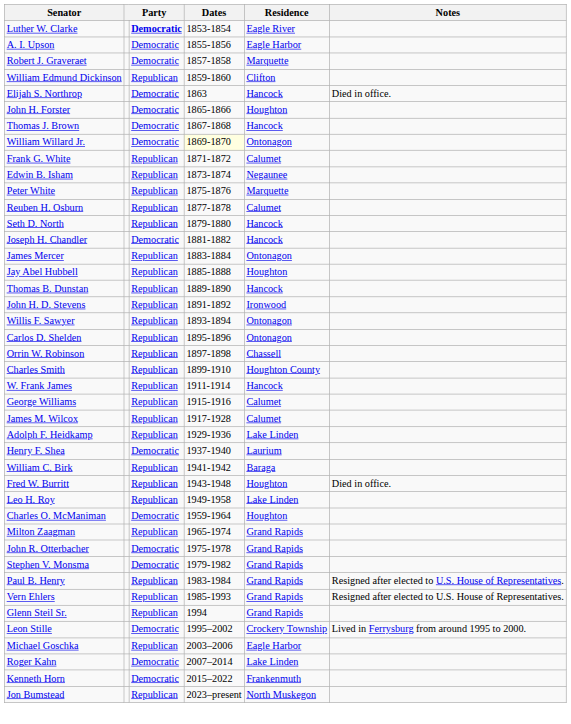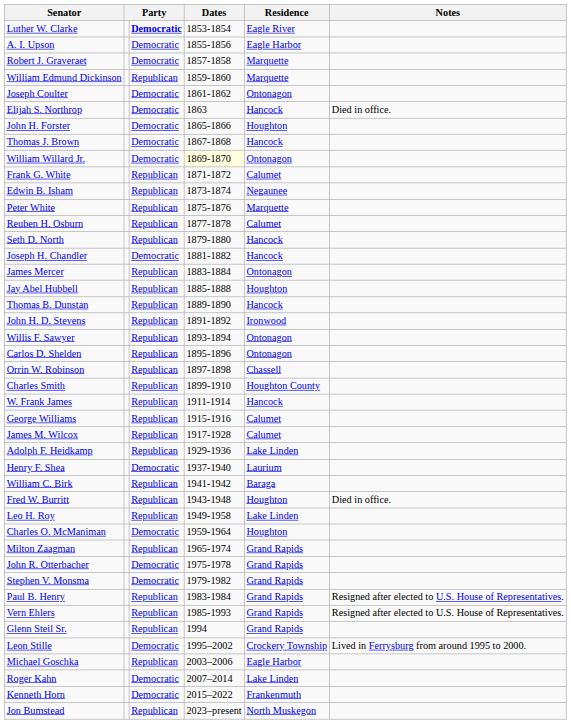(261, 77) Clifton -> (267, 77) Marquette
+ row: (37, 93)
